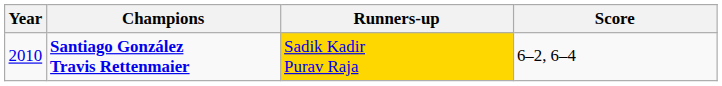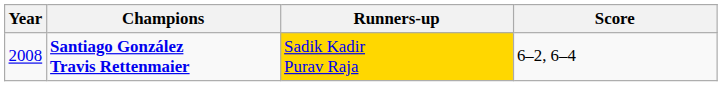(25, 56) 2010 -> (25, 56) 2008
